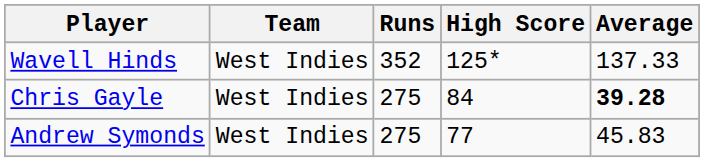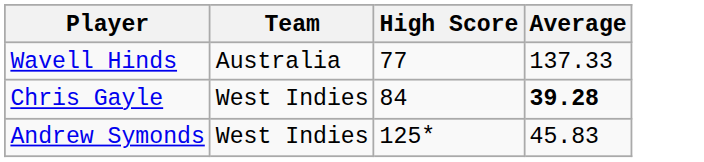- column: (407, 24)
(292, 61) West Indies -> (278, 61) Australia
(474, 61) 125* -> (394, 61) 77
(460, 137) 77 -> (407, 137) 125*
